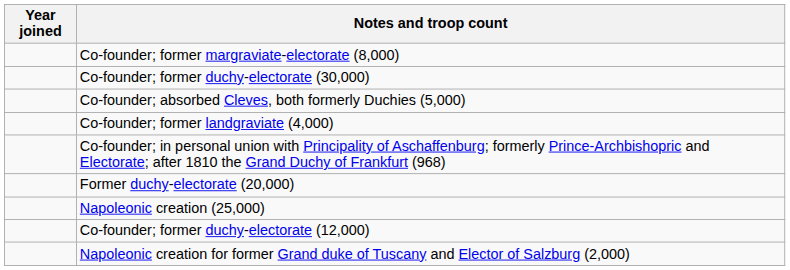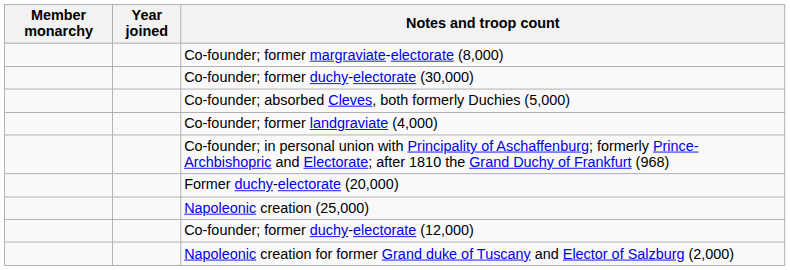+ column: (59, 24)
